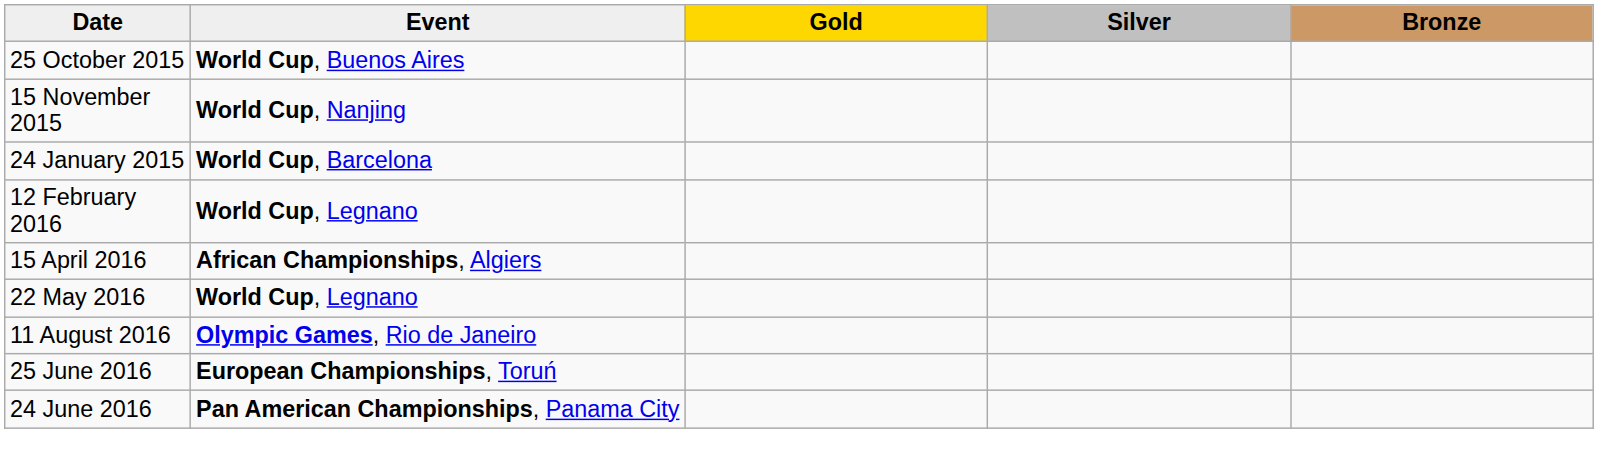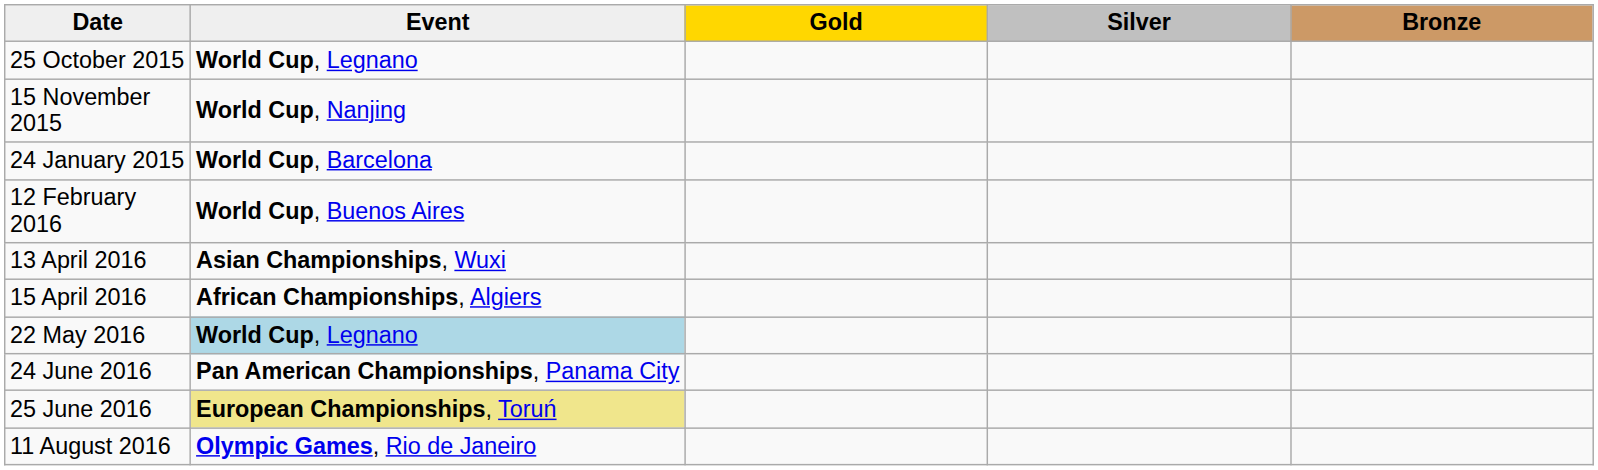(330, 60) World Cup, Buenos Aires -> (307, 60) World Cup, Legnano
(307, 210) World Cup, Legnano -> (330, 210) World Cup, Buenos Aires
+ row: (78, 260)
(307, 297) no background -> (307, 334) lightblue background
rows swapped: (81, 409) <-> (90, 334)
(376, 371) no background -> (376, 409) khaki background
